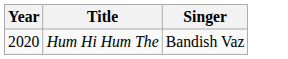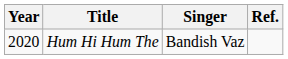+ column: (265, 16)
